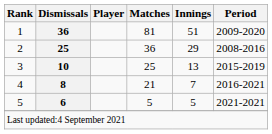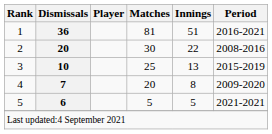(241, 31) 2009-2020 -> (241, 31) 2016-2021
(63, 48) 25 -> (63, 48) 20
(150, 48) 36 -> (150, 48) 30
(193, 48) 29 -> (193, 48) 22
(63, 84) 8 -> (63, 84) 7
(150, 84) 21 -> (150, 84) 20
(193, 84) 7 -> (193, 84) 8
(241, 84) 2016-2021 -> (241, 84) 2009-2020
